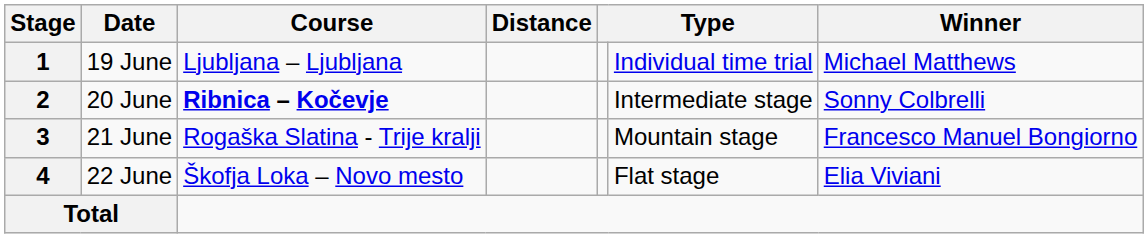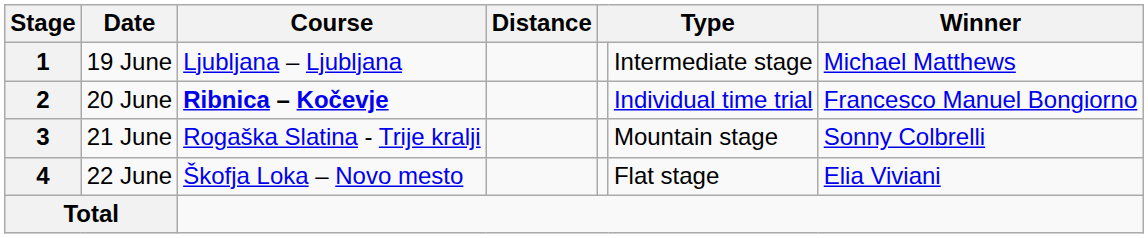(713, 61) Individual time trial -> (713, 61) Intermediate stage
(713, 99) Intermediate stage -> (713, 99) Individual time trial
(904, 99) Sonny Colbrelli -> (981, 99) Francesco Manuel Bongiorno
(981, 137) Francesco Manuel Bongiorno -> (904, 137) Sonny Colbrelli
